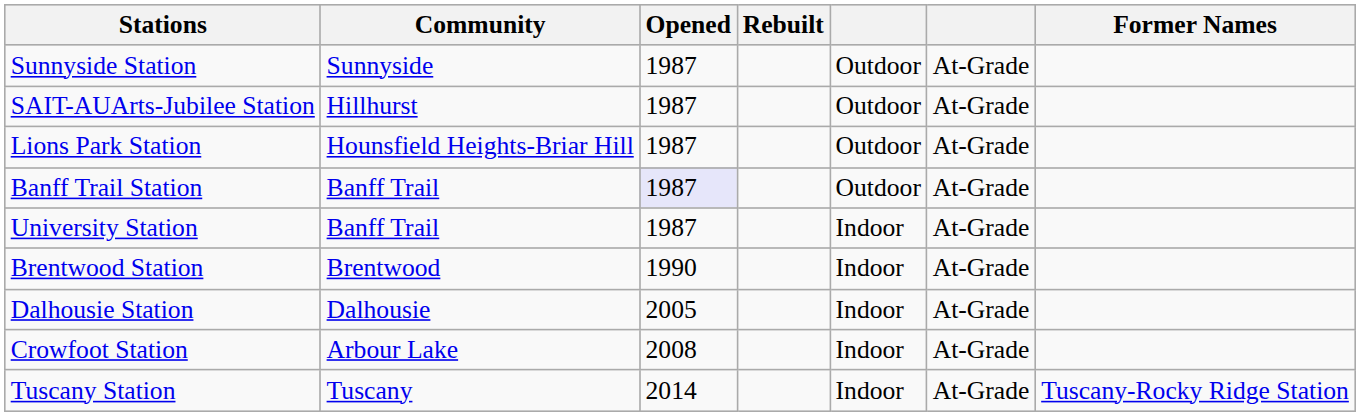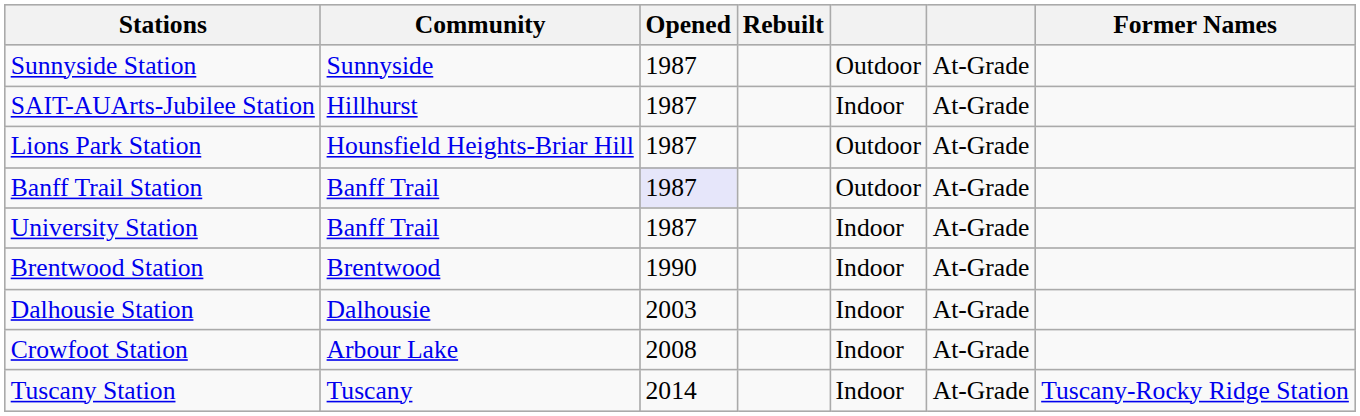(878, 106) Outdoor -> (870, 106) Indoor
(671, 308) 2005 -> (671, 308) 2003
